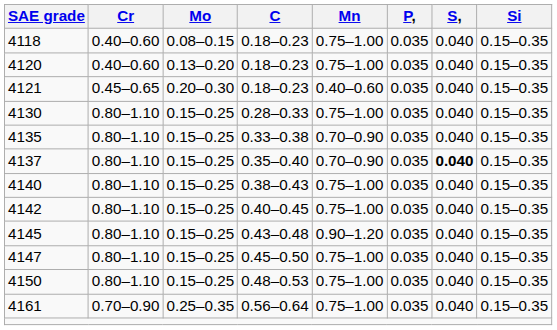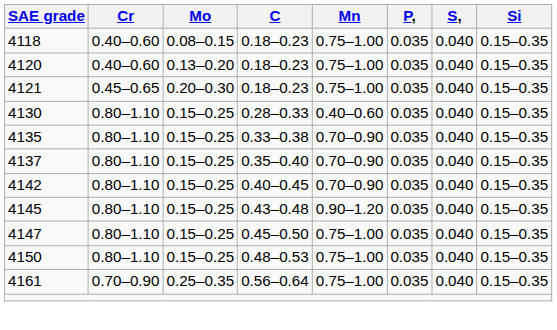(350, 88) 0.40–0.60 -> (350, 88) 0.75–1.00
(350, 112) 0.75–1.00 -> (350, 112) 0.40–0.60
(454, 161) bold -> (454, 161) normal
- row: (25, 185)
(350, 209) 0.75–1.00 -> (350, 185) 0.70–0.90
